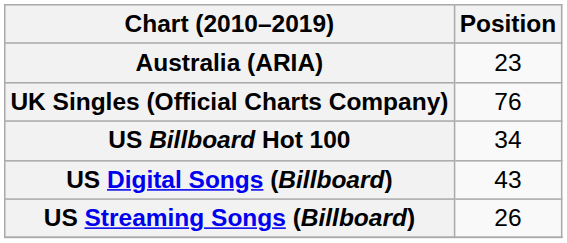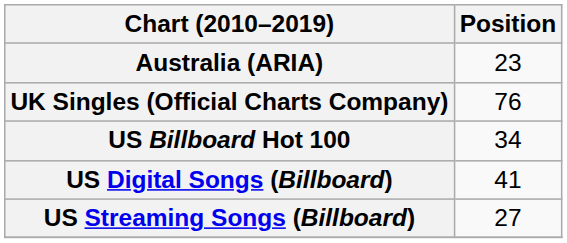(508, 179) 43 -> (508, 179) 41
(508, 218) 26 -> (508, 218) 27
